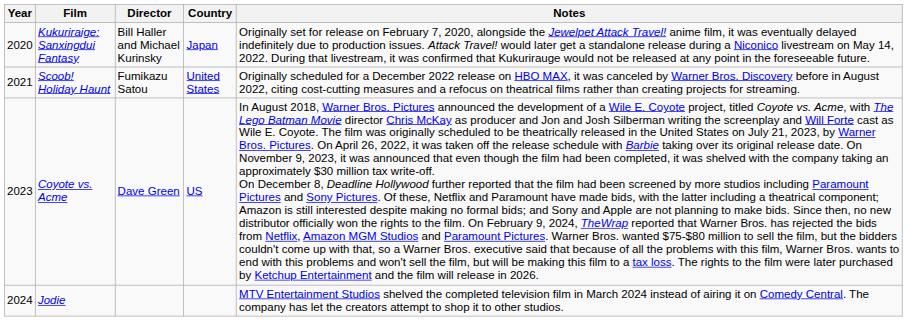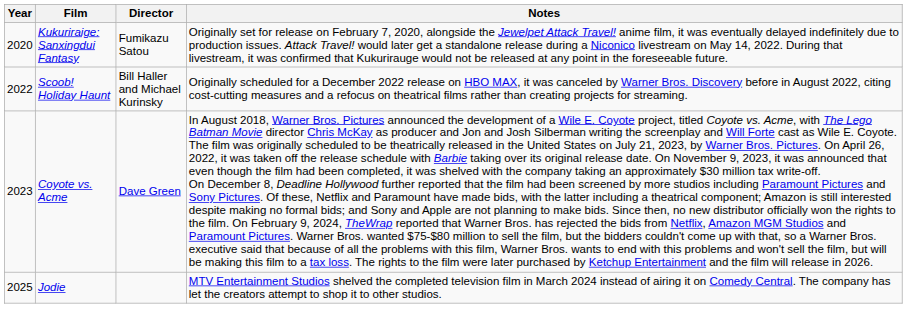- column: (210, 13)
(149, 44) Bill Haller and Michael Kurinsky -> (144, 44) Fumikazu Satou
(20, 82) 2021 -> (20, 89) 2022
(143, 82) Fumikazu Satou -> (150, 89) Bill Haller and Michael Kurinsky
(20, 300) 2024 -> (20, 287) 2025
